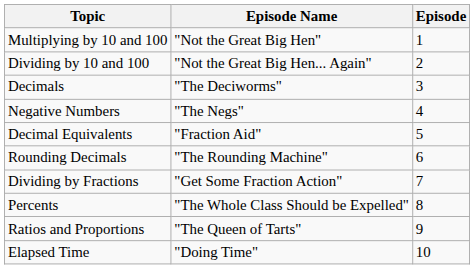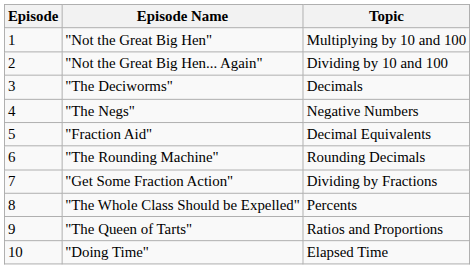columns swapped: (441, 16) <-> (88, 16)
